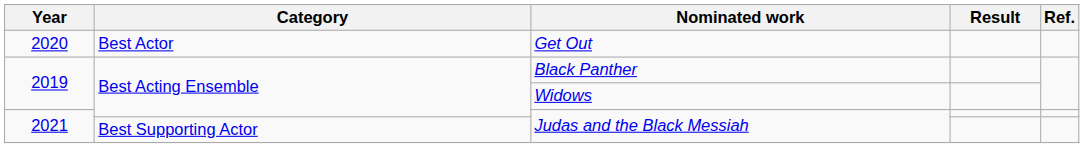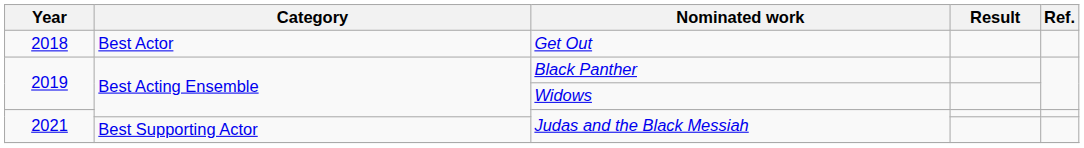(50, 43) 2020 -> (50, 43) 2018
